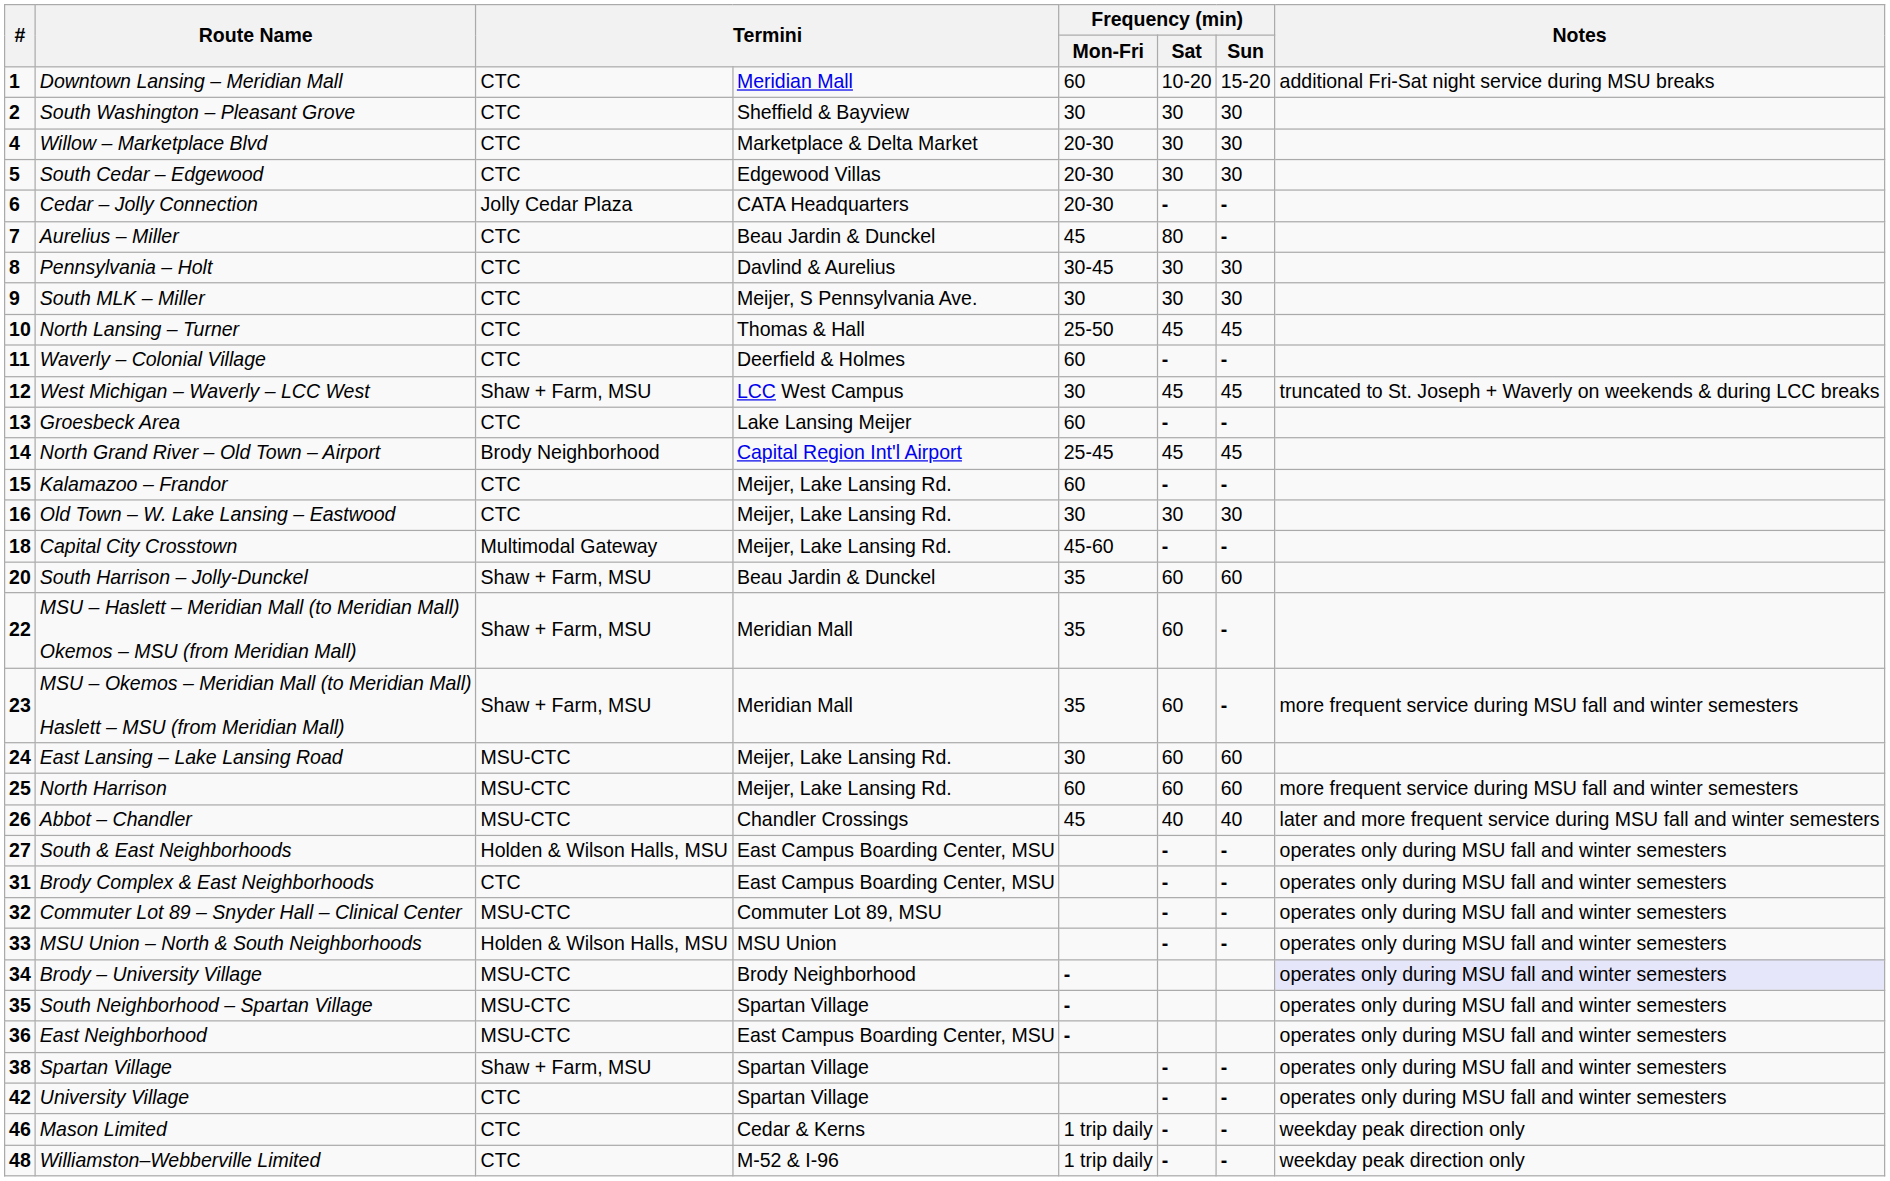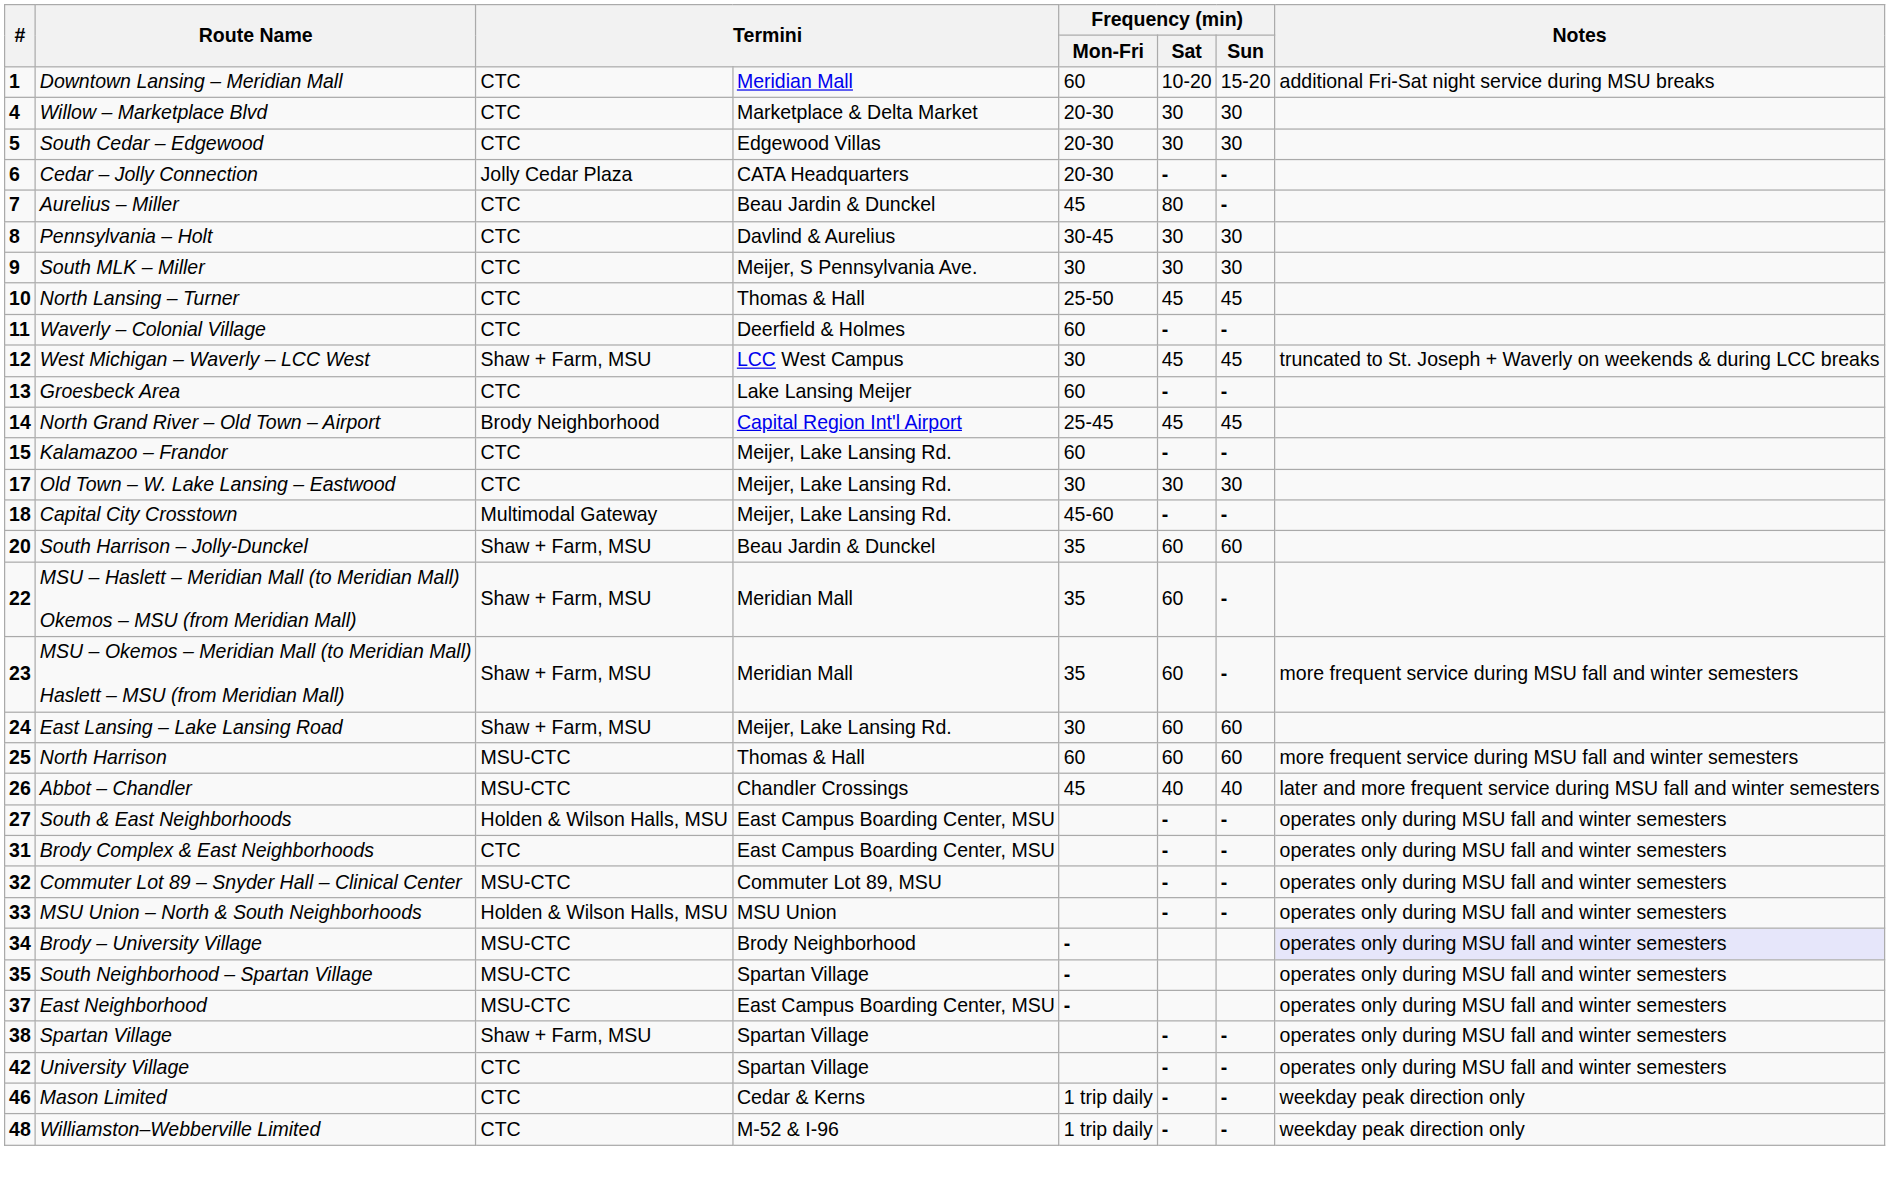- row: (198, 112)
(20, 515) 16 -> (20, 484) 17
(526, 757) MSU-CTC -> (566, 726) Shaw + Farm, MSU
(844, 788) Meijer, Lake Lansing Rd. -> (801, 757) Thomas & Hall
(20, 1036) 36 -> (20, 1005) 37
